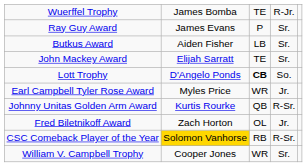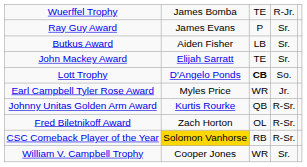(284, 122) Jr. -> (284, 122) R-Sr.
